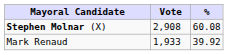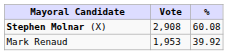(167, 42) 1,933 -> (167, 42) 1,953
